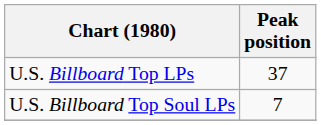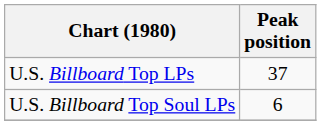(278, 104) 7 -> (278, 104) 6
